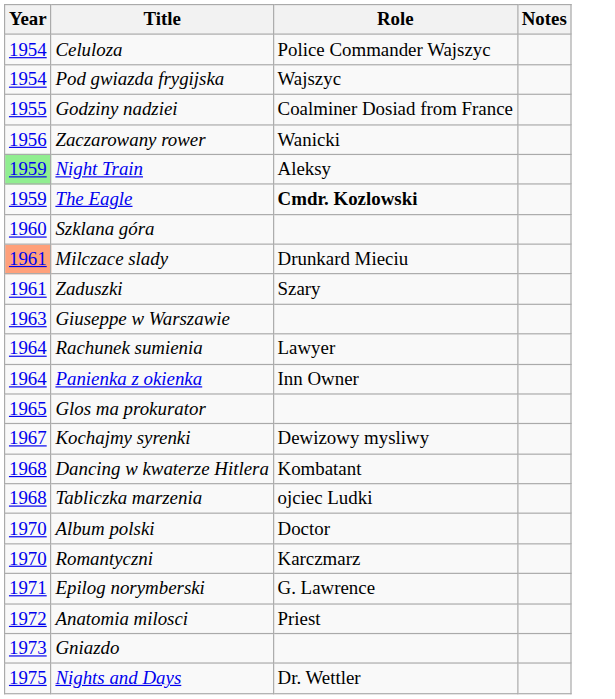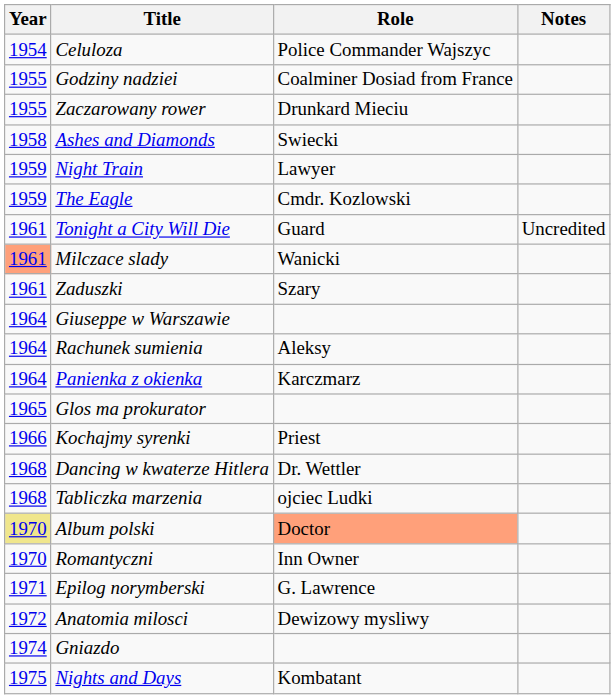- row: (140, 79)
(28, 139) 1956 -> (28, 109) 1955
(309, 139) Wanicki -> (343, 109) Drunkard Mieciu
+ row: (135, 139)
(28, 169) lightgreen background -> (28, 169) no background
(304, 169) Aleksy -> (306, 169) Lawyer
(347, 199) bold -> (344, 199) normal
- row: (105, 229)
+ row: (143, 229)
(343, 259) Drunkard Mieciu -> (309, 259) Wanicki
(28, 318) 1963 -> (28, 318) 1964
(306, 348) Lawyer -> (304, 348) Aleksy
(318, 378) Inn Owner -> (319, 378) Karczmarz
(28, 438) 1967 -> (28, 438) 1966
(353, 438) Dewizowy mysliwy -> (299, 438) Priest
(319, 468) Kombatant -> (319, 468) Dr. Wettler
(28, 528) no background -> (28, 528) khaki background
(304, 528) no background -> (304, 528) lightsalmon background
(319, 558) Karczmarz -> (318, 558) Inn Owner
(299, 618) Priest -> (353, 618) Dewizowy mysliwy
(28, 648) 1973 -> (28, 648) 1974
(319, 678) Dr. Wettler -> (319, 678) Kombatant
